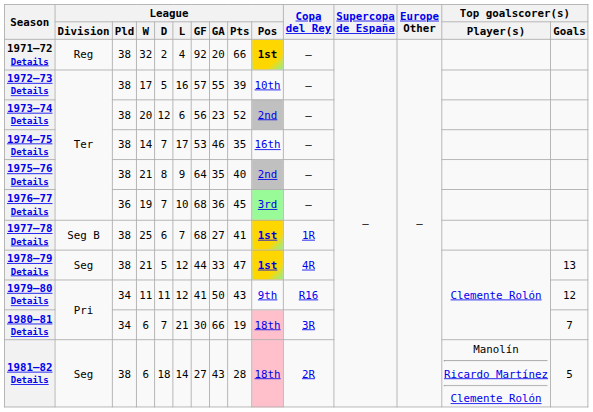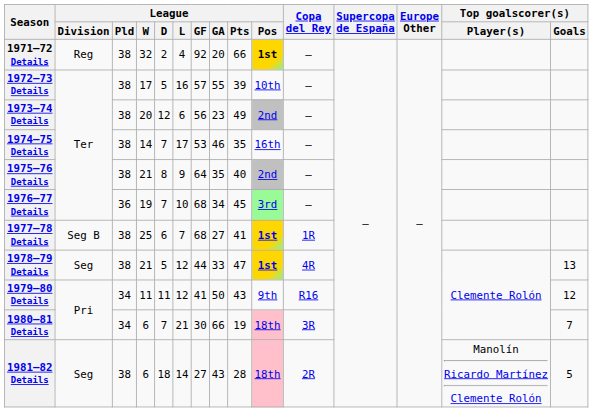(240, 115) 52 -> (240, 115) 49
(218, 205) 36 -> (218, 205) 34
